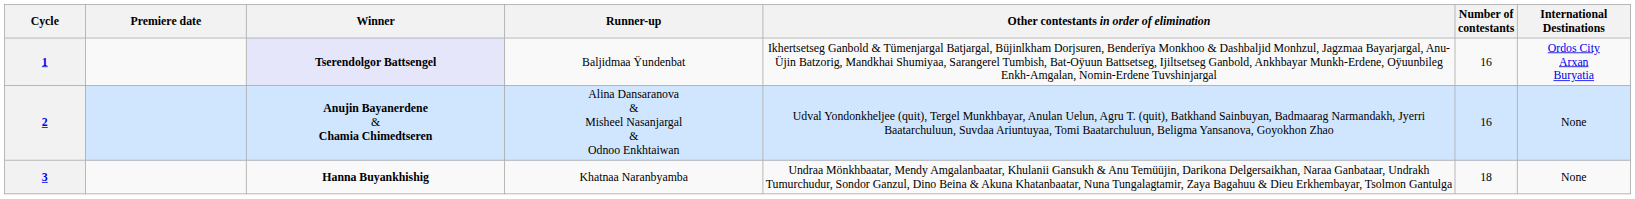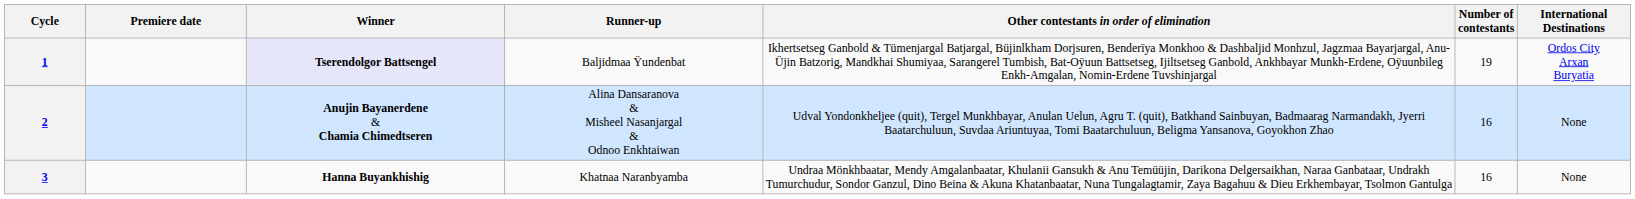(1486, 61) 16 -> (1486, 61) 19
(1486, 177) 18 -> (1486, 177) 16
